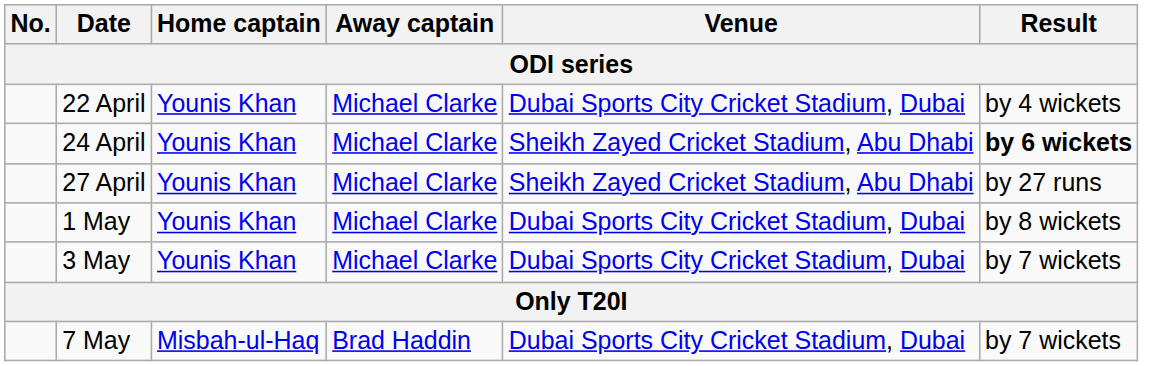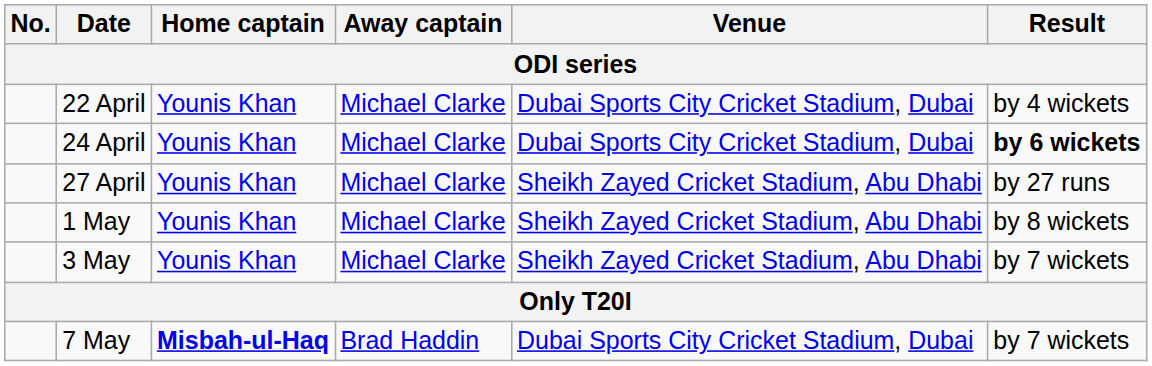(741, 143) Sheikh Zayed Cricket Stadium, Abu Dhabi -> (745, 143) Dubai Sports City Cricket Stadium, Dubai
(737, 222) Dubai Sports City Cricket Stadium, Dubai -> (749, 222) Sheikh Zayed Cricket Stadium, Abu Dhabi
(737, 261) Dubai Sports City Cricket Stadium, Dubai -> (749, 261) Sheikh Zayed Cricket Stadium, Abu Dhabi
(238, 340) normal -> (243, 340) bold
